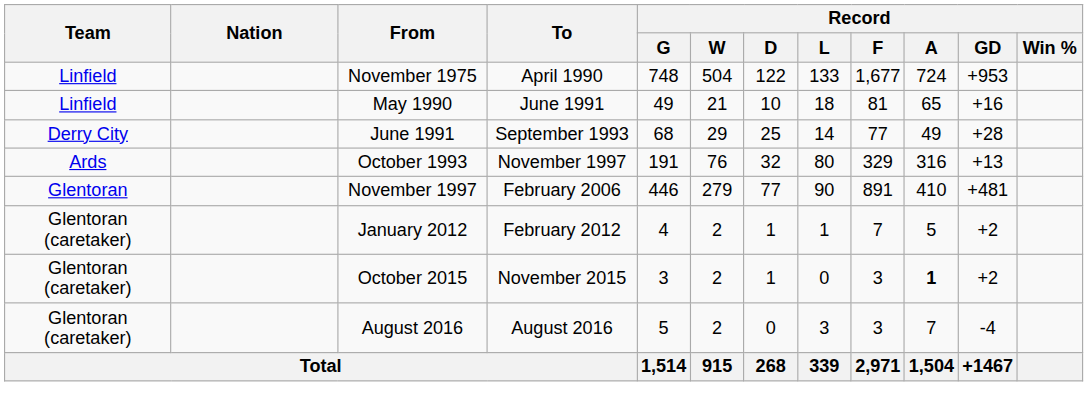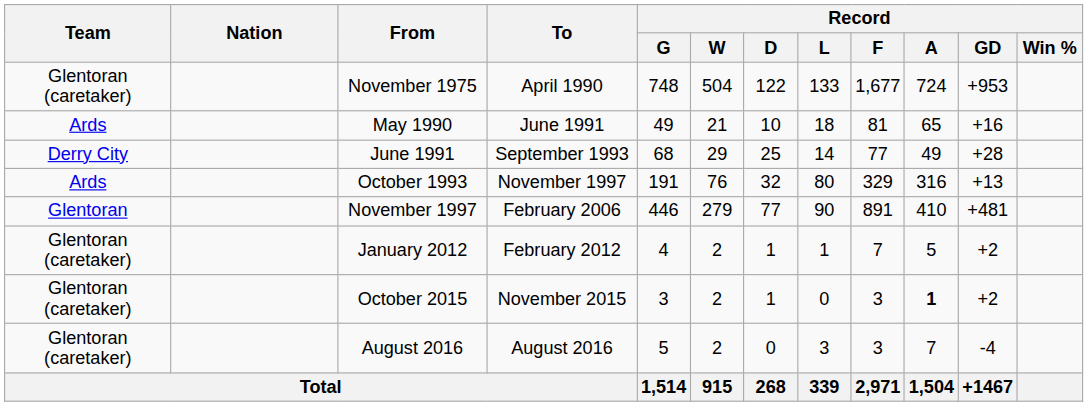(88, 76) Linfield -> (88, 86) Glentoran (caretaker)
(88, 104) Linfield -> (88, 125) Ards
